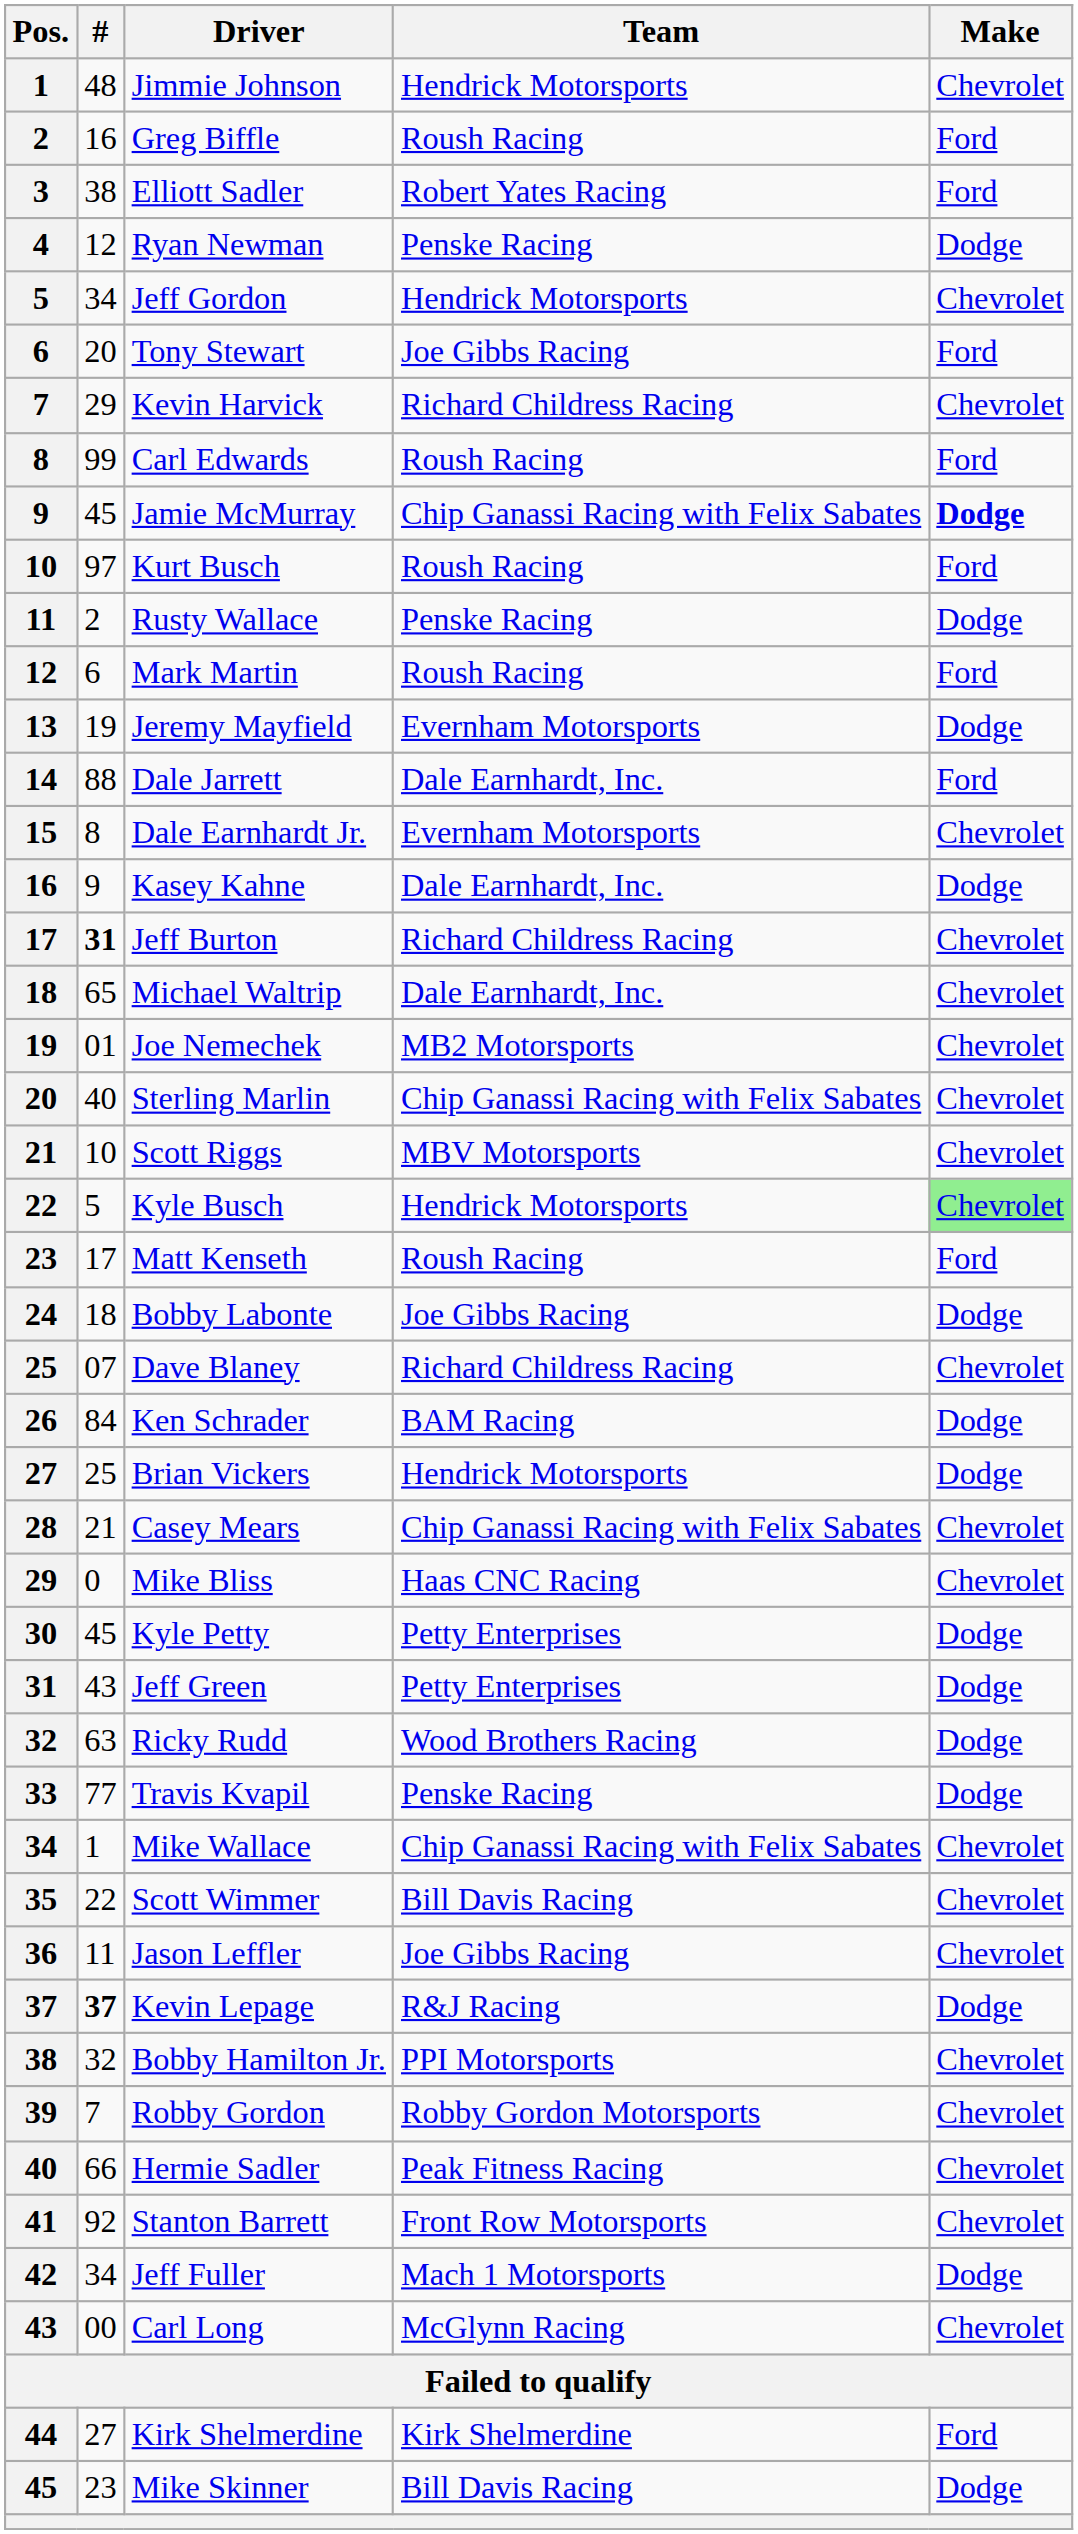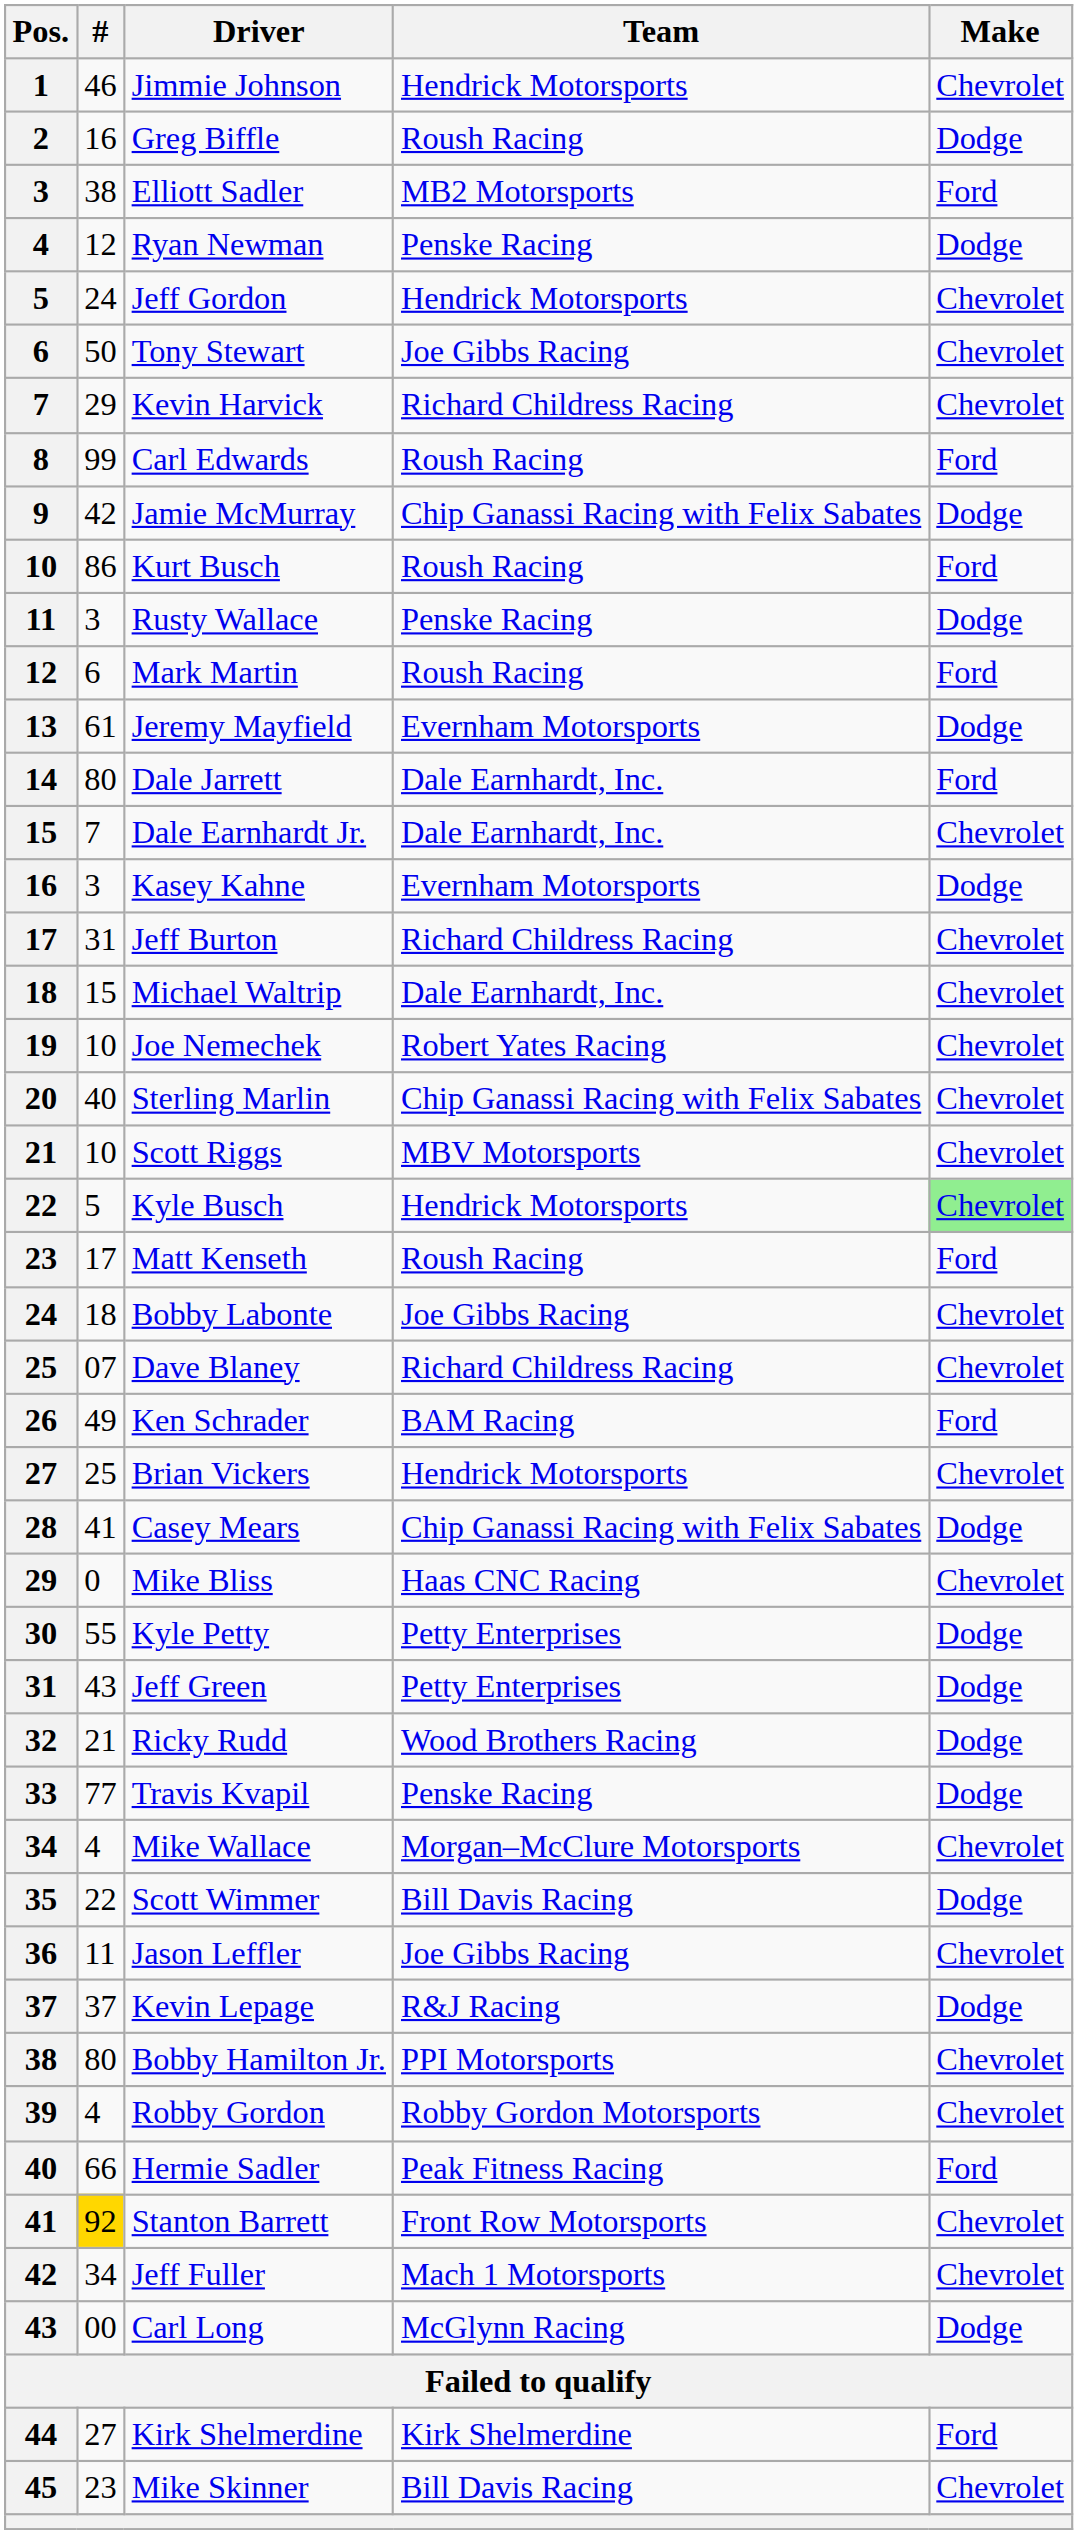(100, 84) 48 -> (100, 84) 46
(967, 138) Ford -> (979, 138) Dodge
(534, 191) Robert Yates Racing -> (517, 191) MB2 Motorsports
(100, 298) 34 -> (100, 298) 24
(100, 351) 20 -> (100, 351) 50
(967, 351) Ford -> (1000, 351) Chevrolet
(100, 511) 45 -> (100, 511) 42
(980, 511) bold -> (979, 511) normal
(100, 565) 97 -> (100, 565) 86
(92, 618) 2 -> (92, 618) 3
(100, 725) 19 -> (100, 725) 61
(100, 778) 88 -> (100, 778) 80
(92, 832) 8 -> (92, 832) 7
(551, 832) Evernham Motorsports -> (532, 832) Dale Earnhardt, Inc.
(92, 885) 9 -> (92, 885) 3
(532, 885) Dale Earnhardt, Inc. -> (551, 885) Evernham Motorsports
(100, 938) bold -> (100, 938) normal
(100, 992) 65 -> (100, 992) 15
(100, 1045) 01 -> (100, 1045) 10
(517, 1045) MB2 Motorsports -> (534, 1045) Robert Yates Racing
(979, 1312) Dodge -> (1000, 1312) Chevrolet
(100, 1419) 84 -> (100, 1419) 49
(979, 1419) Dodge -> (967, 1419) Ford
(979, 1472) Dodge -> (1000, 1472) Chevrolet
(100, 1526) 21 -> (100, 1526) 41
(1000, 1526) Chevrolet -> (979, 1526) Dodge
(100, 1632) 45 -> (100, 1632) 55
(100, 1739) 63 -> (100, 1739) 21
(92, 1846) 1 -> (92, 1846) 4
(661, 1846) Chip Ganassi Racing with Felix Sabates -> (601, 1846) Morgan–McClure Motorsports
(1000, 1899) Chevrolet -> (979, 1899) Dodge
(100, 2006) bold -> (100, 2006) normal
(100, 2059) 32 -> (100, 2059) 80
(92, 2113) 7 -> (92, 2113) 4
(1000, 2166) Chevrolet -> (967, 2166) Ford
(100, 2220) no background -> (100, 2220) gold background
(979, 2273) Dodge -> (1000, 2273) Chevrolet
(1000, 2326) Chevrolet -> (979, 2326) Dodge
(979, 2487) Dodge -> (1000, 2487) Chevrolet
